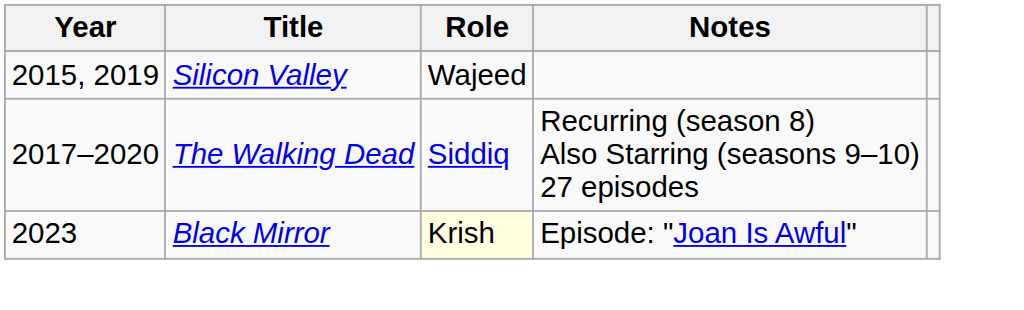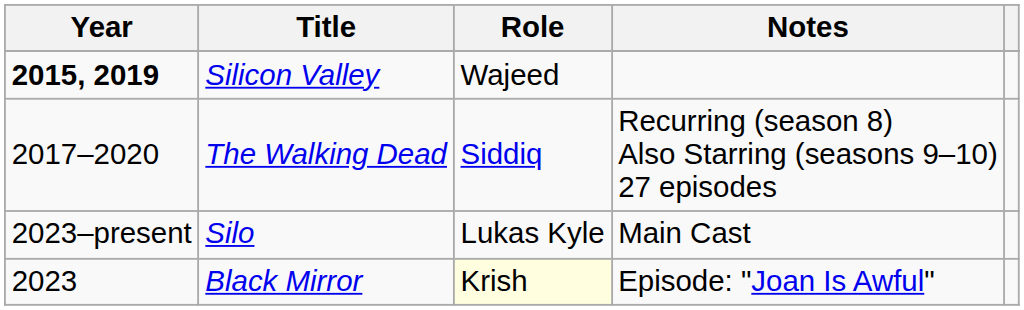(85, 74) normal -> (85, 74) bold
+ row: (230, 234)
